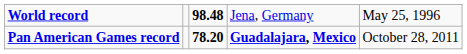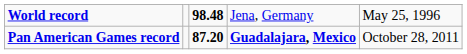(208, 37) 78.20 -> (208, 37) 87.20
